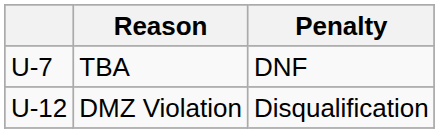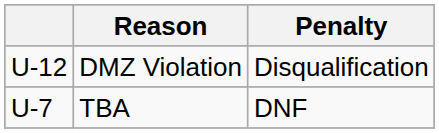rows swapped: (105, 67) <-> (161, 108)
